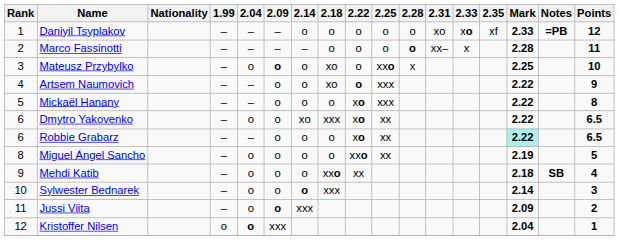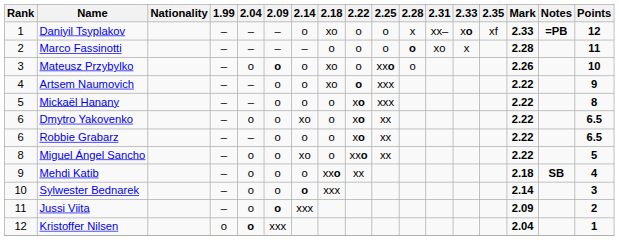(332, 31) o -> (332, 31) xo
(413, 31) o -> (413, 31) x
(439, 31) xo -> (439, 31) xx–
(439, 48) xx– -> (439, 48) xo
(413, 66) x -> (413, 66) o
(523, 66) 2.25 -> (523, 66) 2.26
(332, 119) xxx -> (332, 119) o
(523, 137) paleturquoise background -> (523, 137) no background
(305, 155) o -> (305, 155) xo
(523, 155) 2.19 -> (523, 155) 2.22
